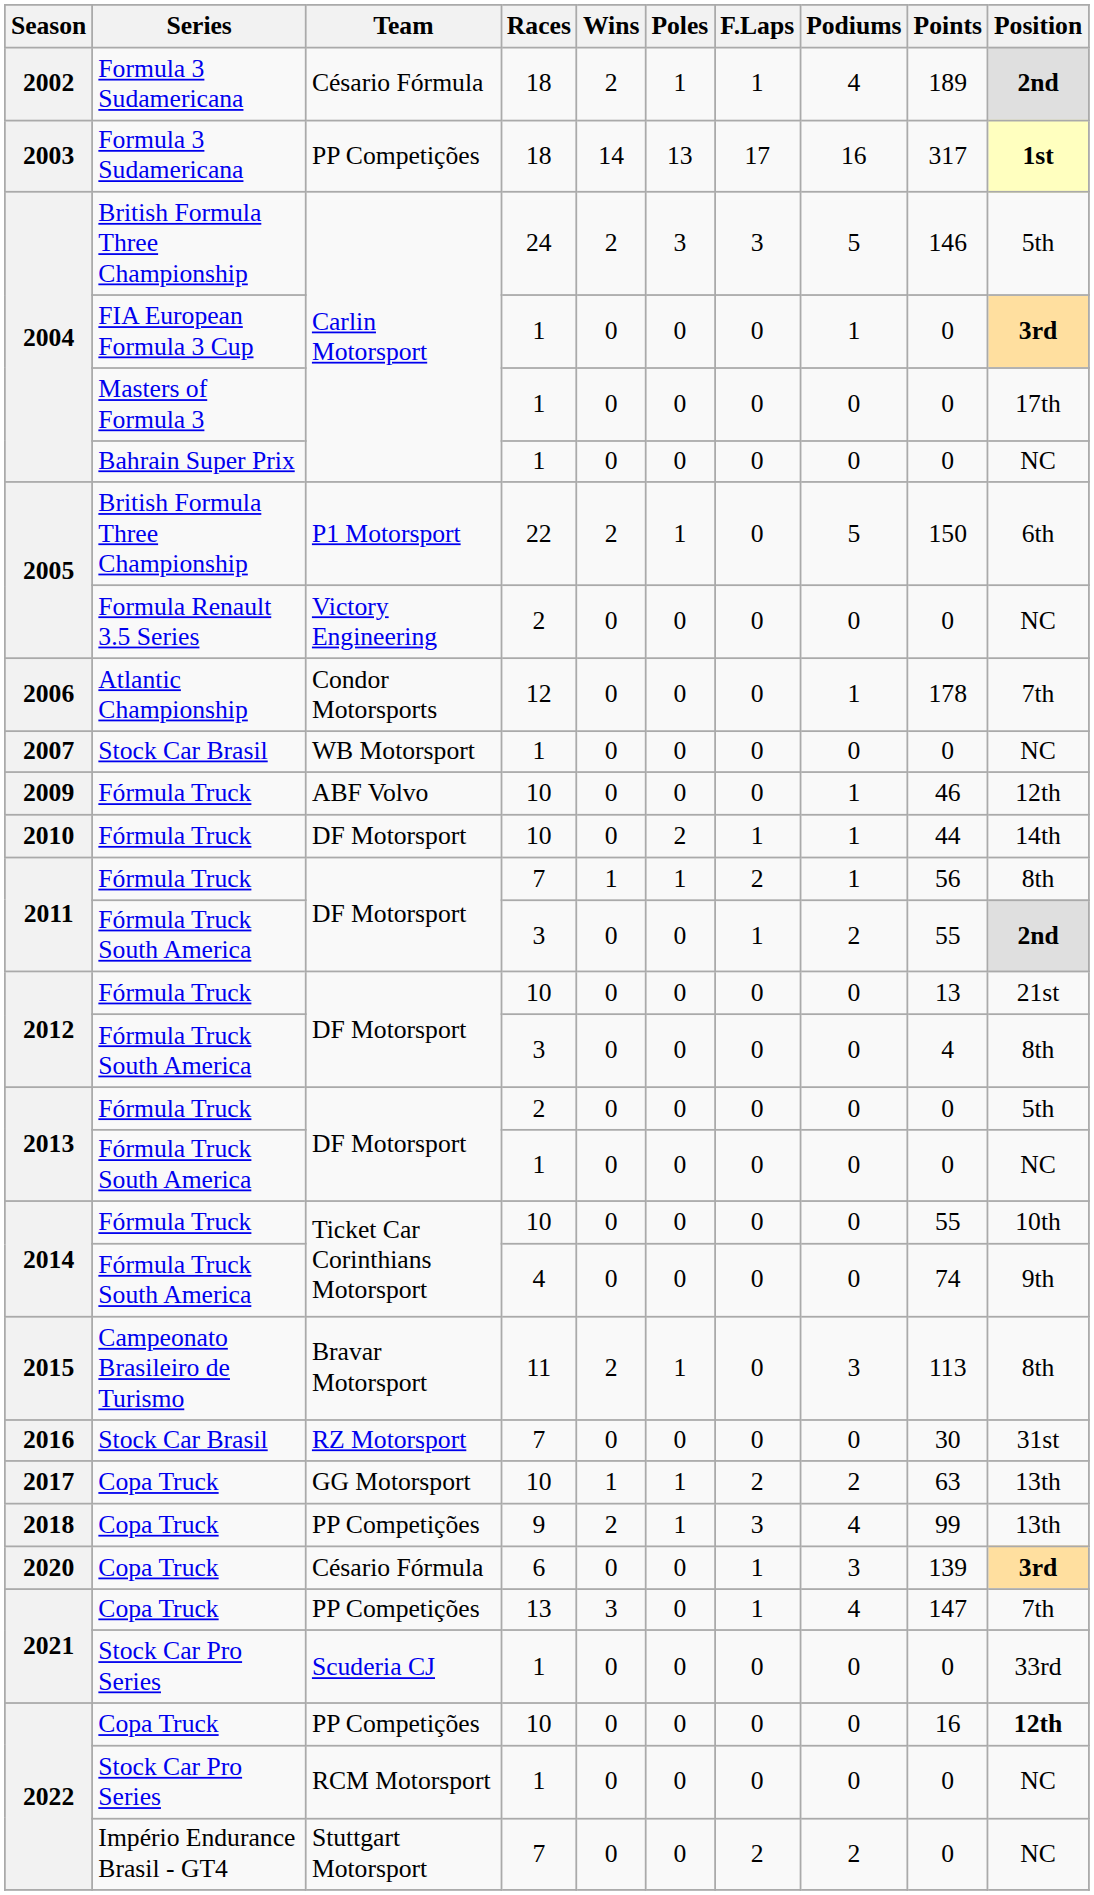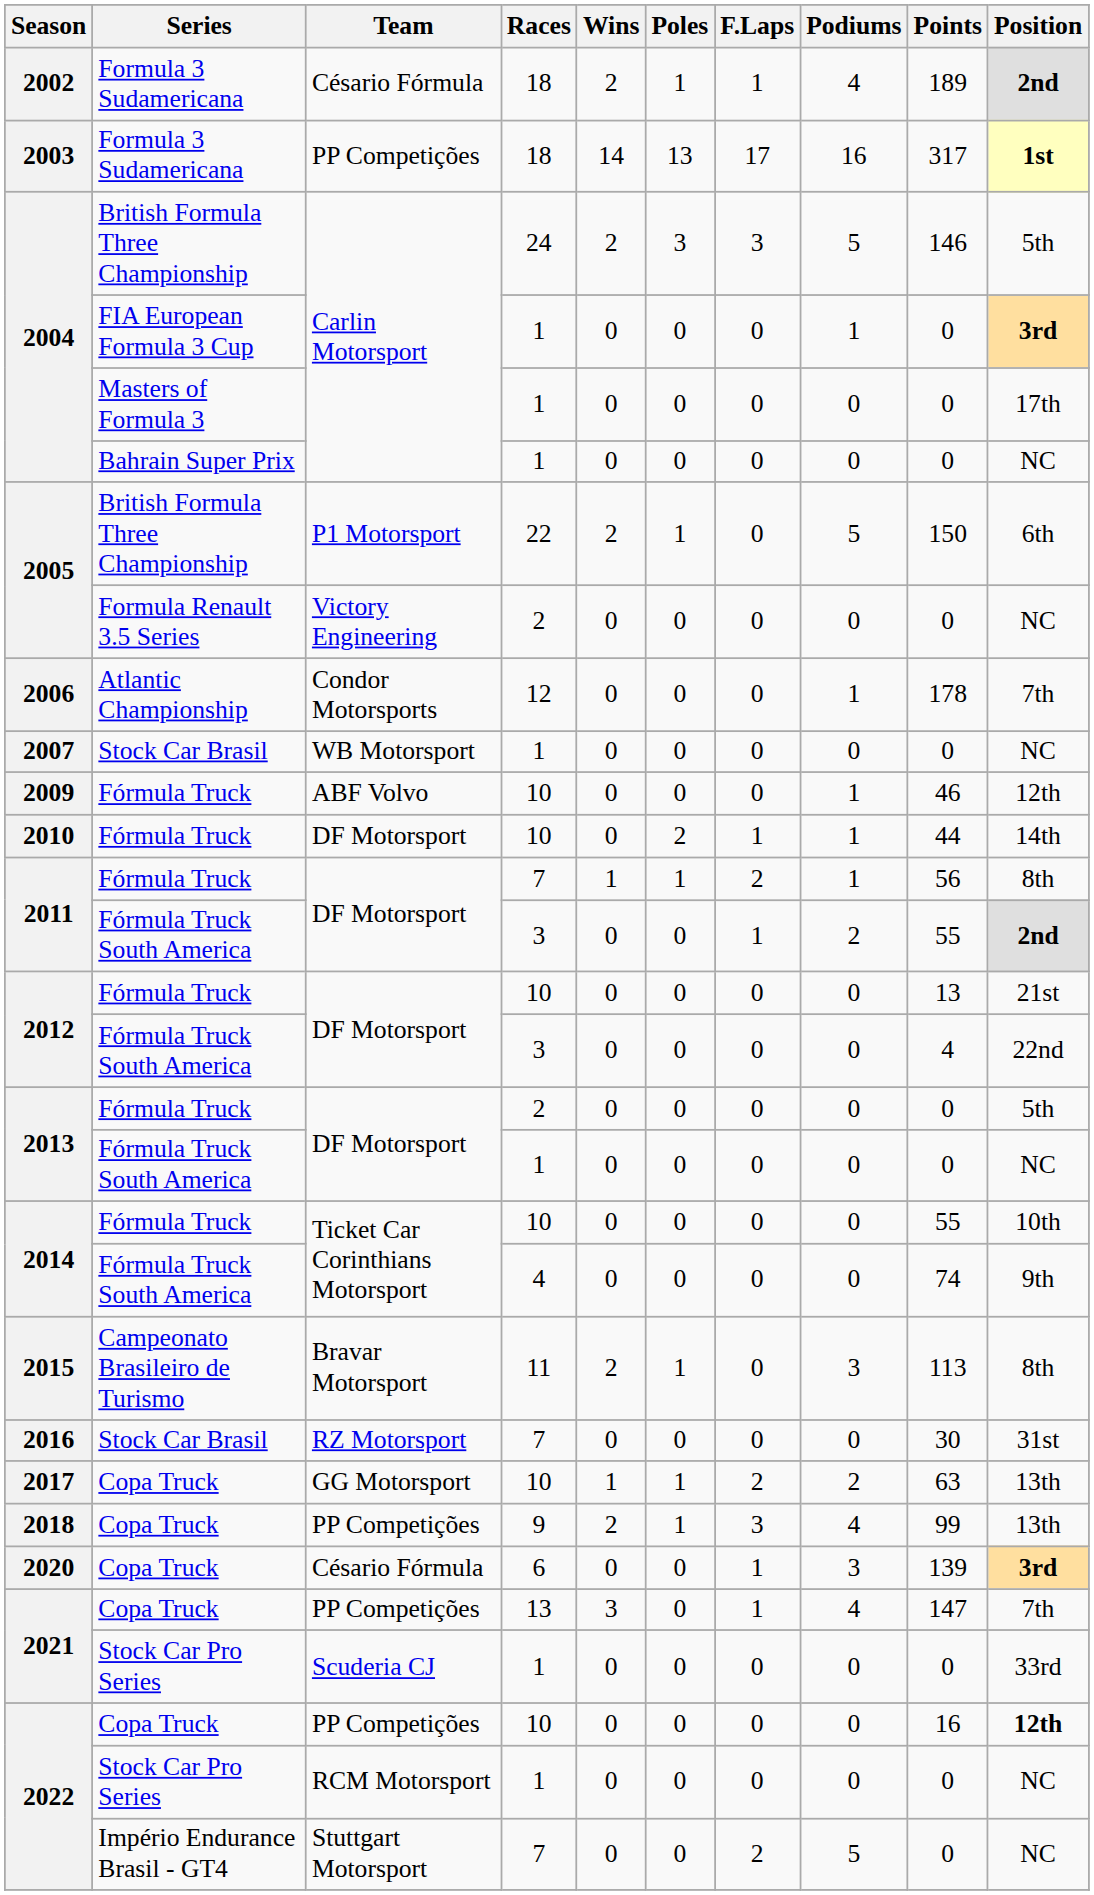(1038, 1050) 8th -> (1038, 1050) 22nd
(854, 1854) 2 -> (854, 1854) 5
